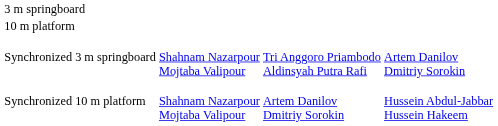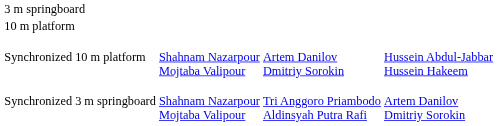rows swapped: (80, 57) <-> (75, 101)
